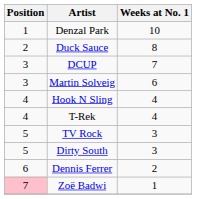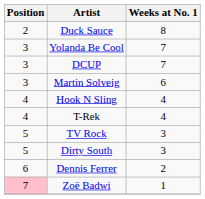- row: (82, 30)
+ row: (87, 47)
